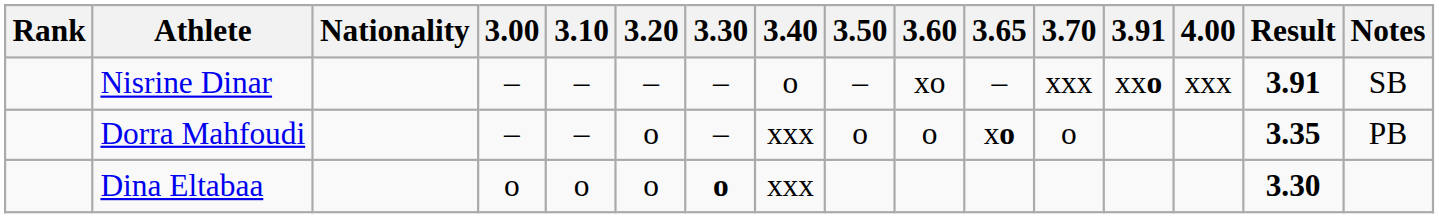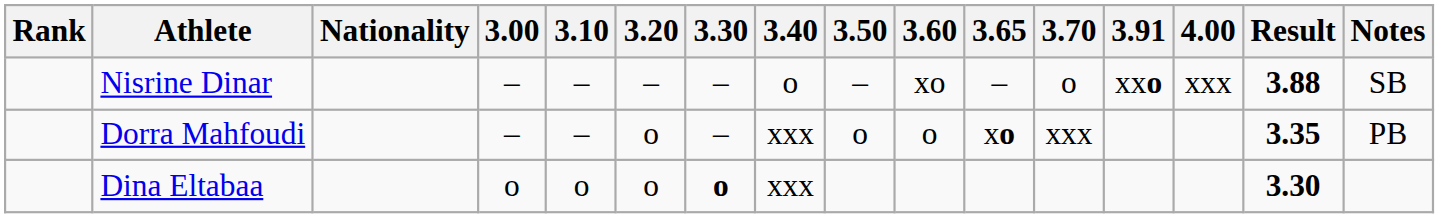(1069, 82) xxx -> (1069, 82) o
(1293, 82) 3.91 -> (1293, 82) 3.88
(1069, 134) o -> (1069, 134) xxx
